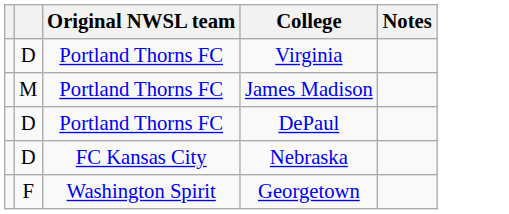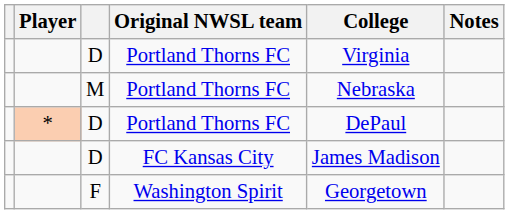+ column: (48, 21)
(309, 89) James Madison -> (376, 89) Nebraska
(309, 158) Nebraska -> (376, 158) James Madison
